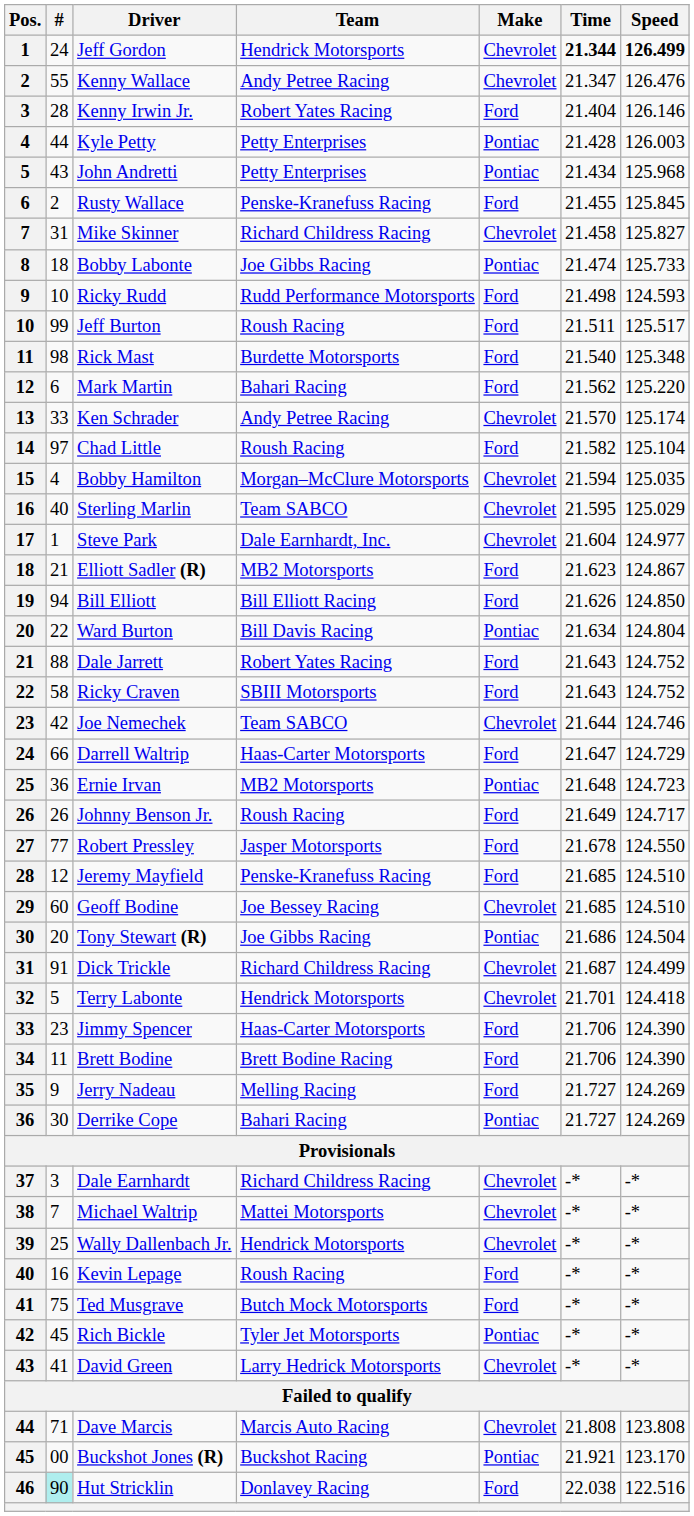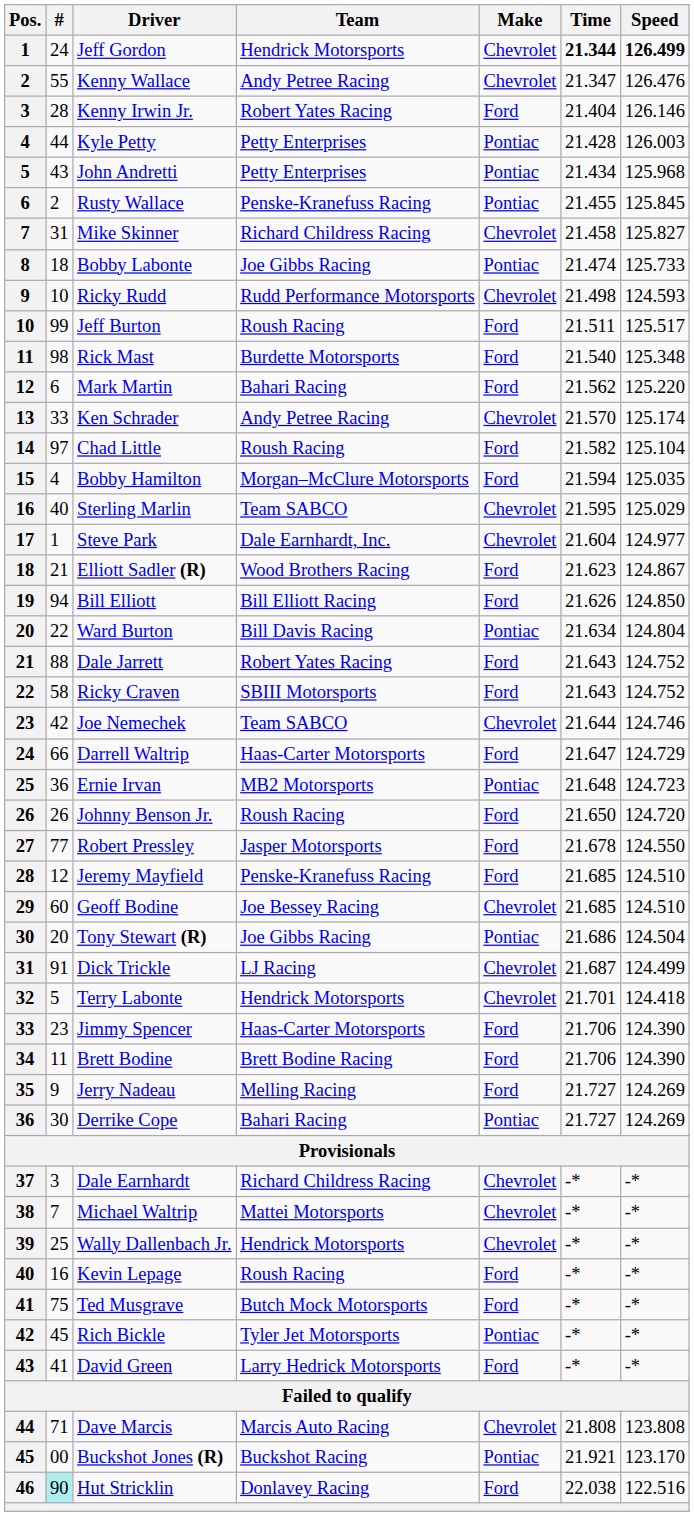(501, 203) Ford -> (511, 203) Pontiac
(501, 295) Ford -> (520, 295) Chevrolet
(520, 478) Chevrolet -> (501, 478) Ford
(307, 570) MB2 Motorsports -> (325, 570) Wood Brothers Racing
(591, 814) 21.649 -> (591, 814) 21.650
(655, 814) 124.717 -> (655, 814) 124.720
(335, 967) Richard Childress Racing -> (278, 967) LJ Racing
(520, 1365) Chevrolet -> (501, 1365) Ford
